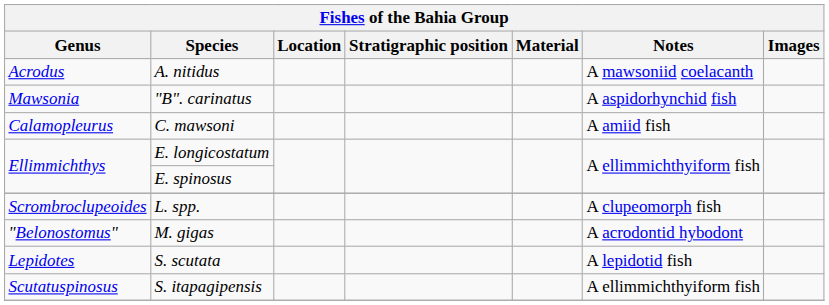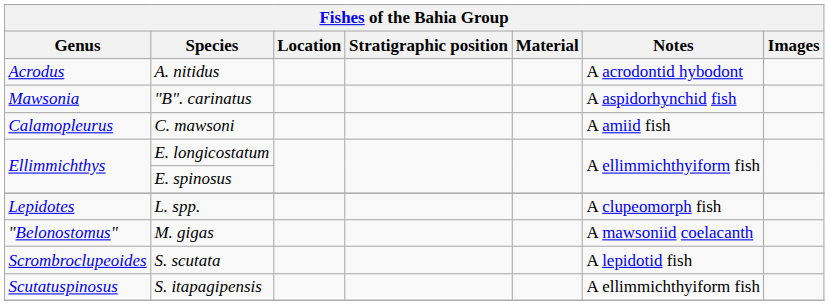(670, 71) A mawsoniid coelacanth -> (665, 71) A acrodontid hybodont
(78, 206) Scrombroclupeoides -> (41, 206) Lepidotes
(665, 233) A acrodontid hybodont -> (670, 233) A mawsoniid coelacanth
(41, 260) Lepidotes -> (78, 260) Scrombroclupeoides
